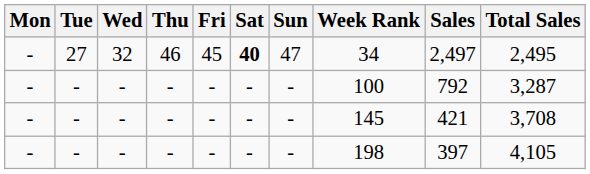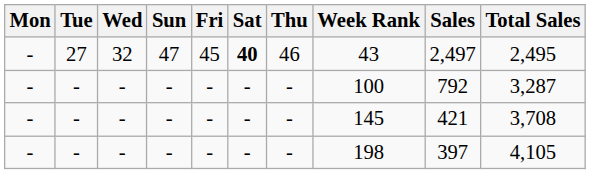columns swapped: (170, 20) <-> (291, 20)
(369, 53) 34 -> (369, 53) 43
